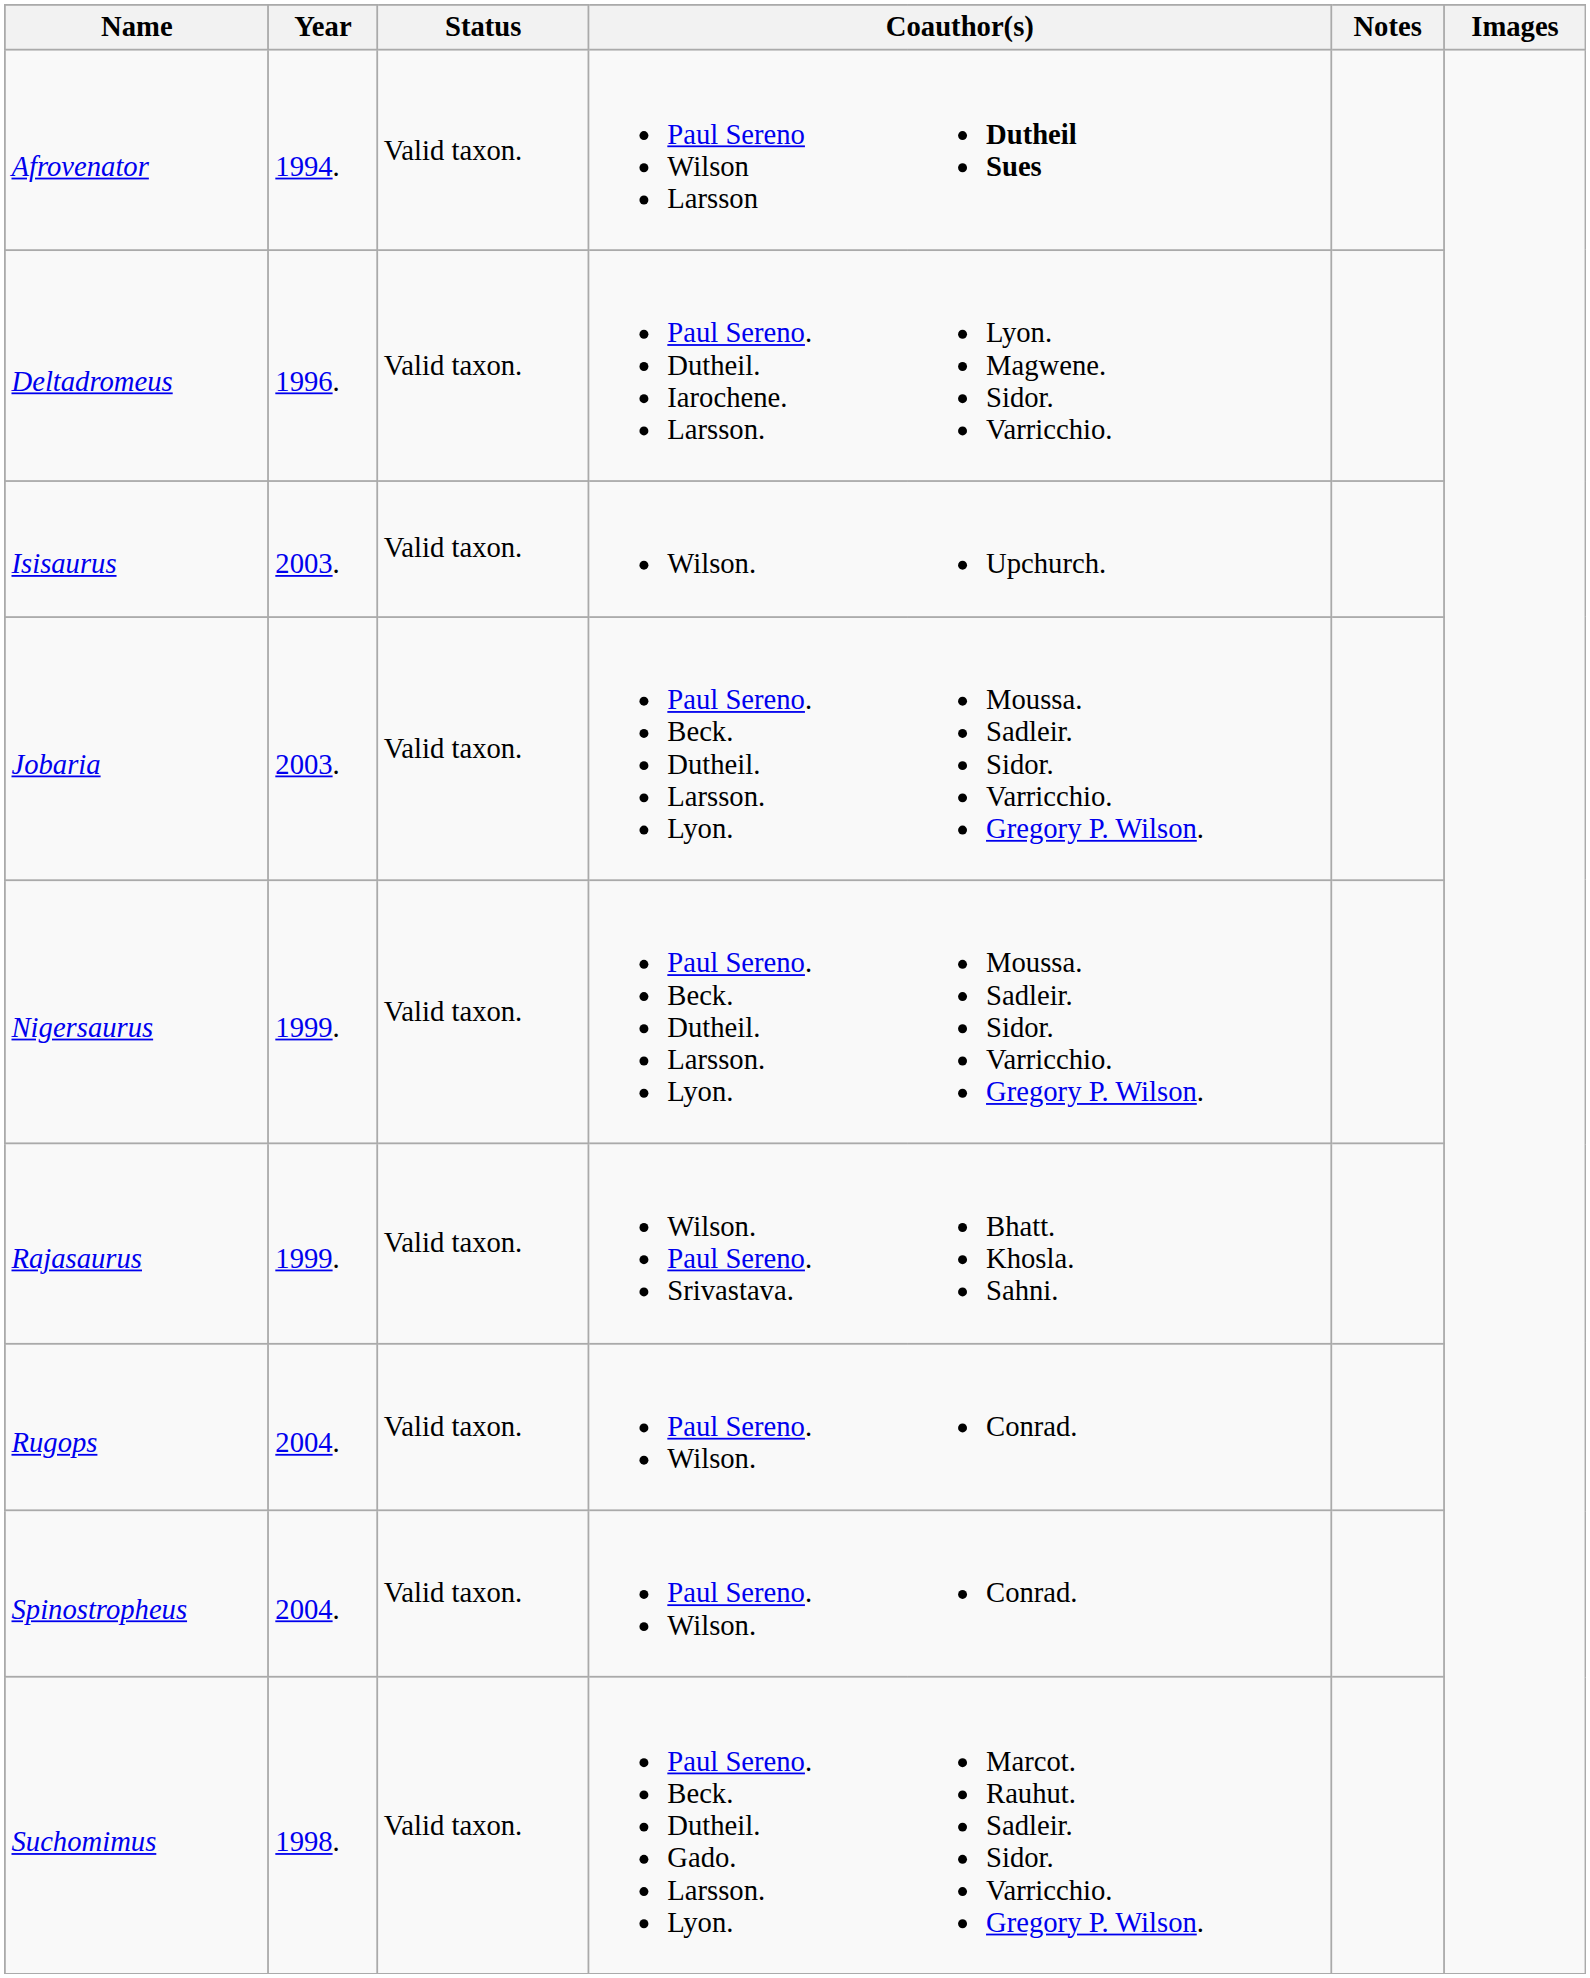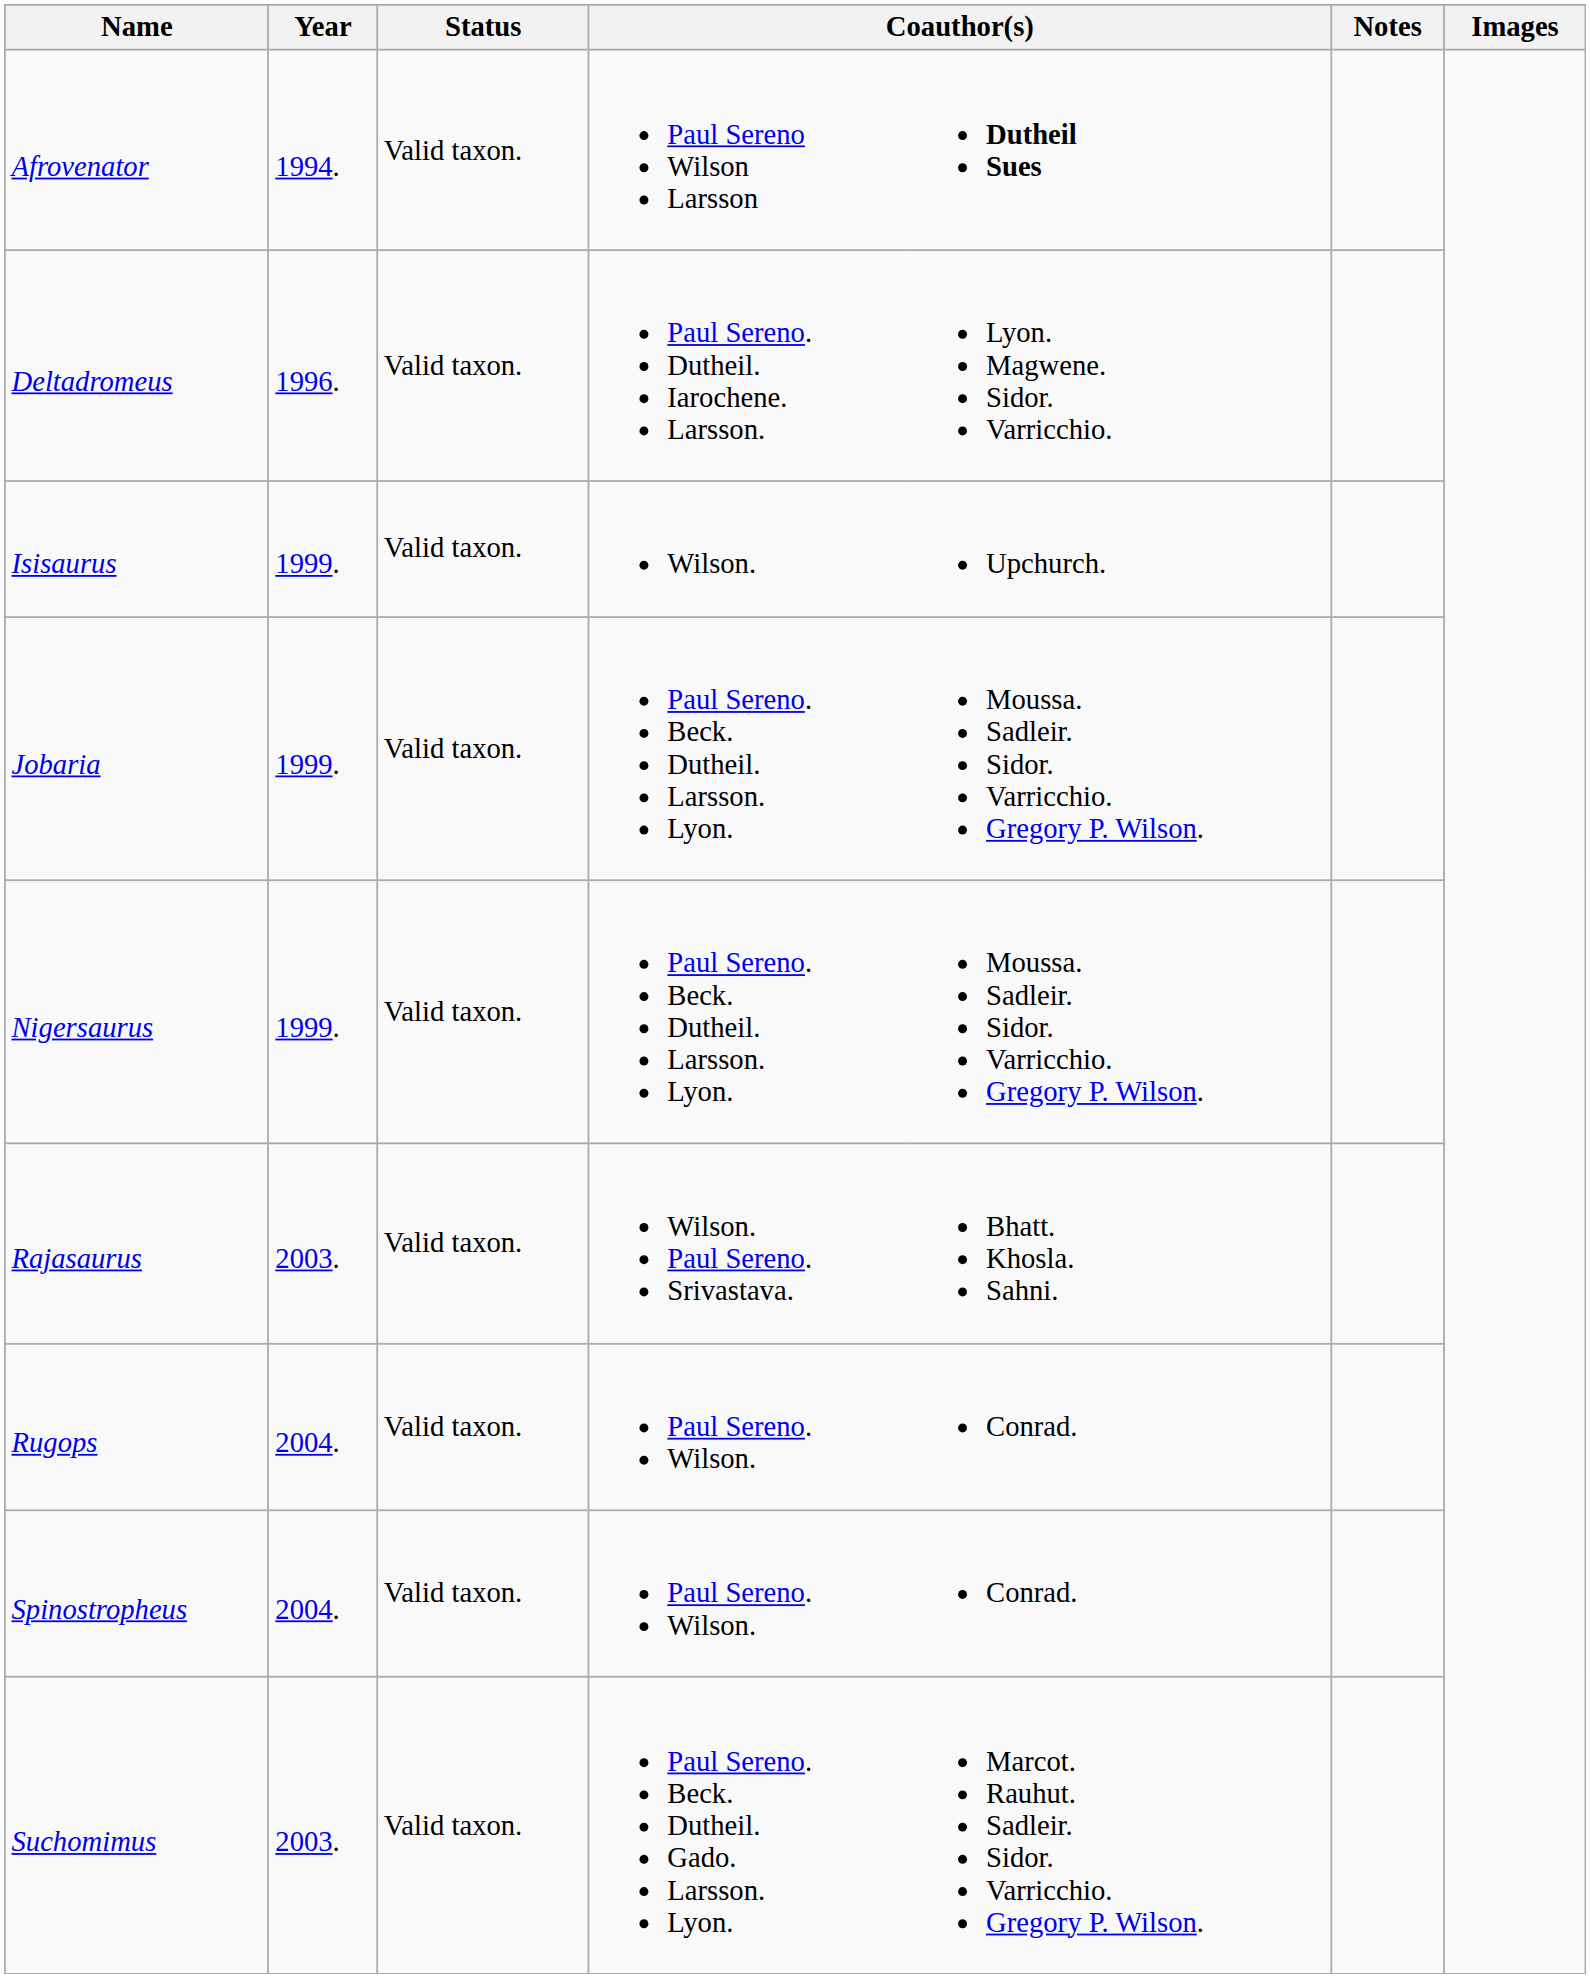(308, 564) 2003. -> (308, 564) 1999.
(308, 763) 2003. -> (308, 763) 1999.
(308, 1259) 1999. -> (308, 1259) 2003.
(308, 1841) 1998. -> (308, 1841) 2003.
